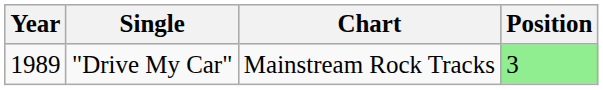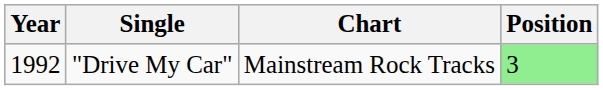(35, 63) 1989 -> (35, 63) 1992
